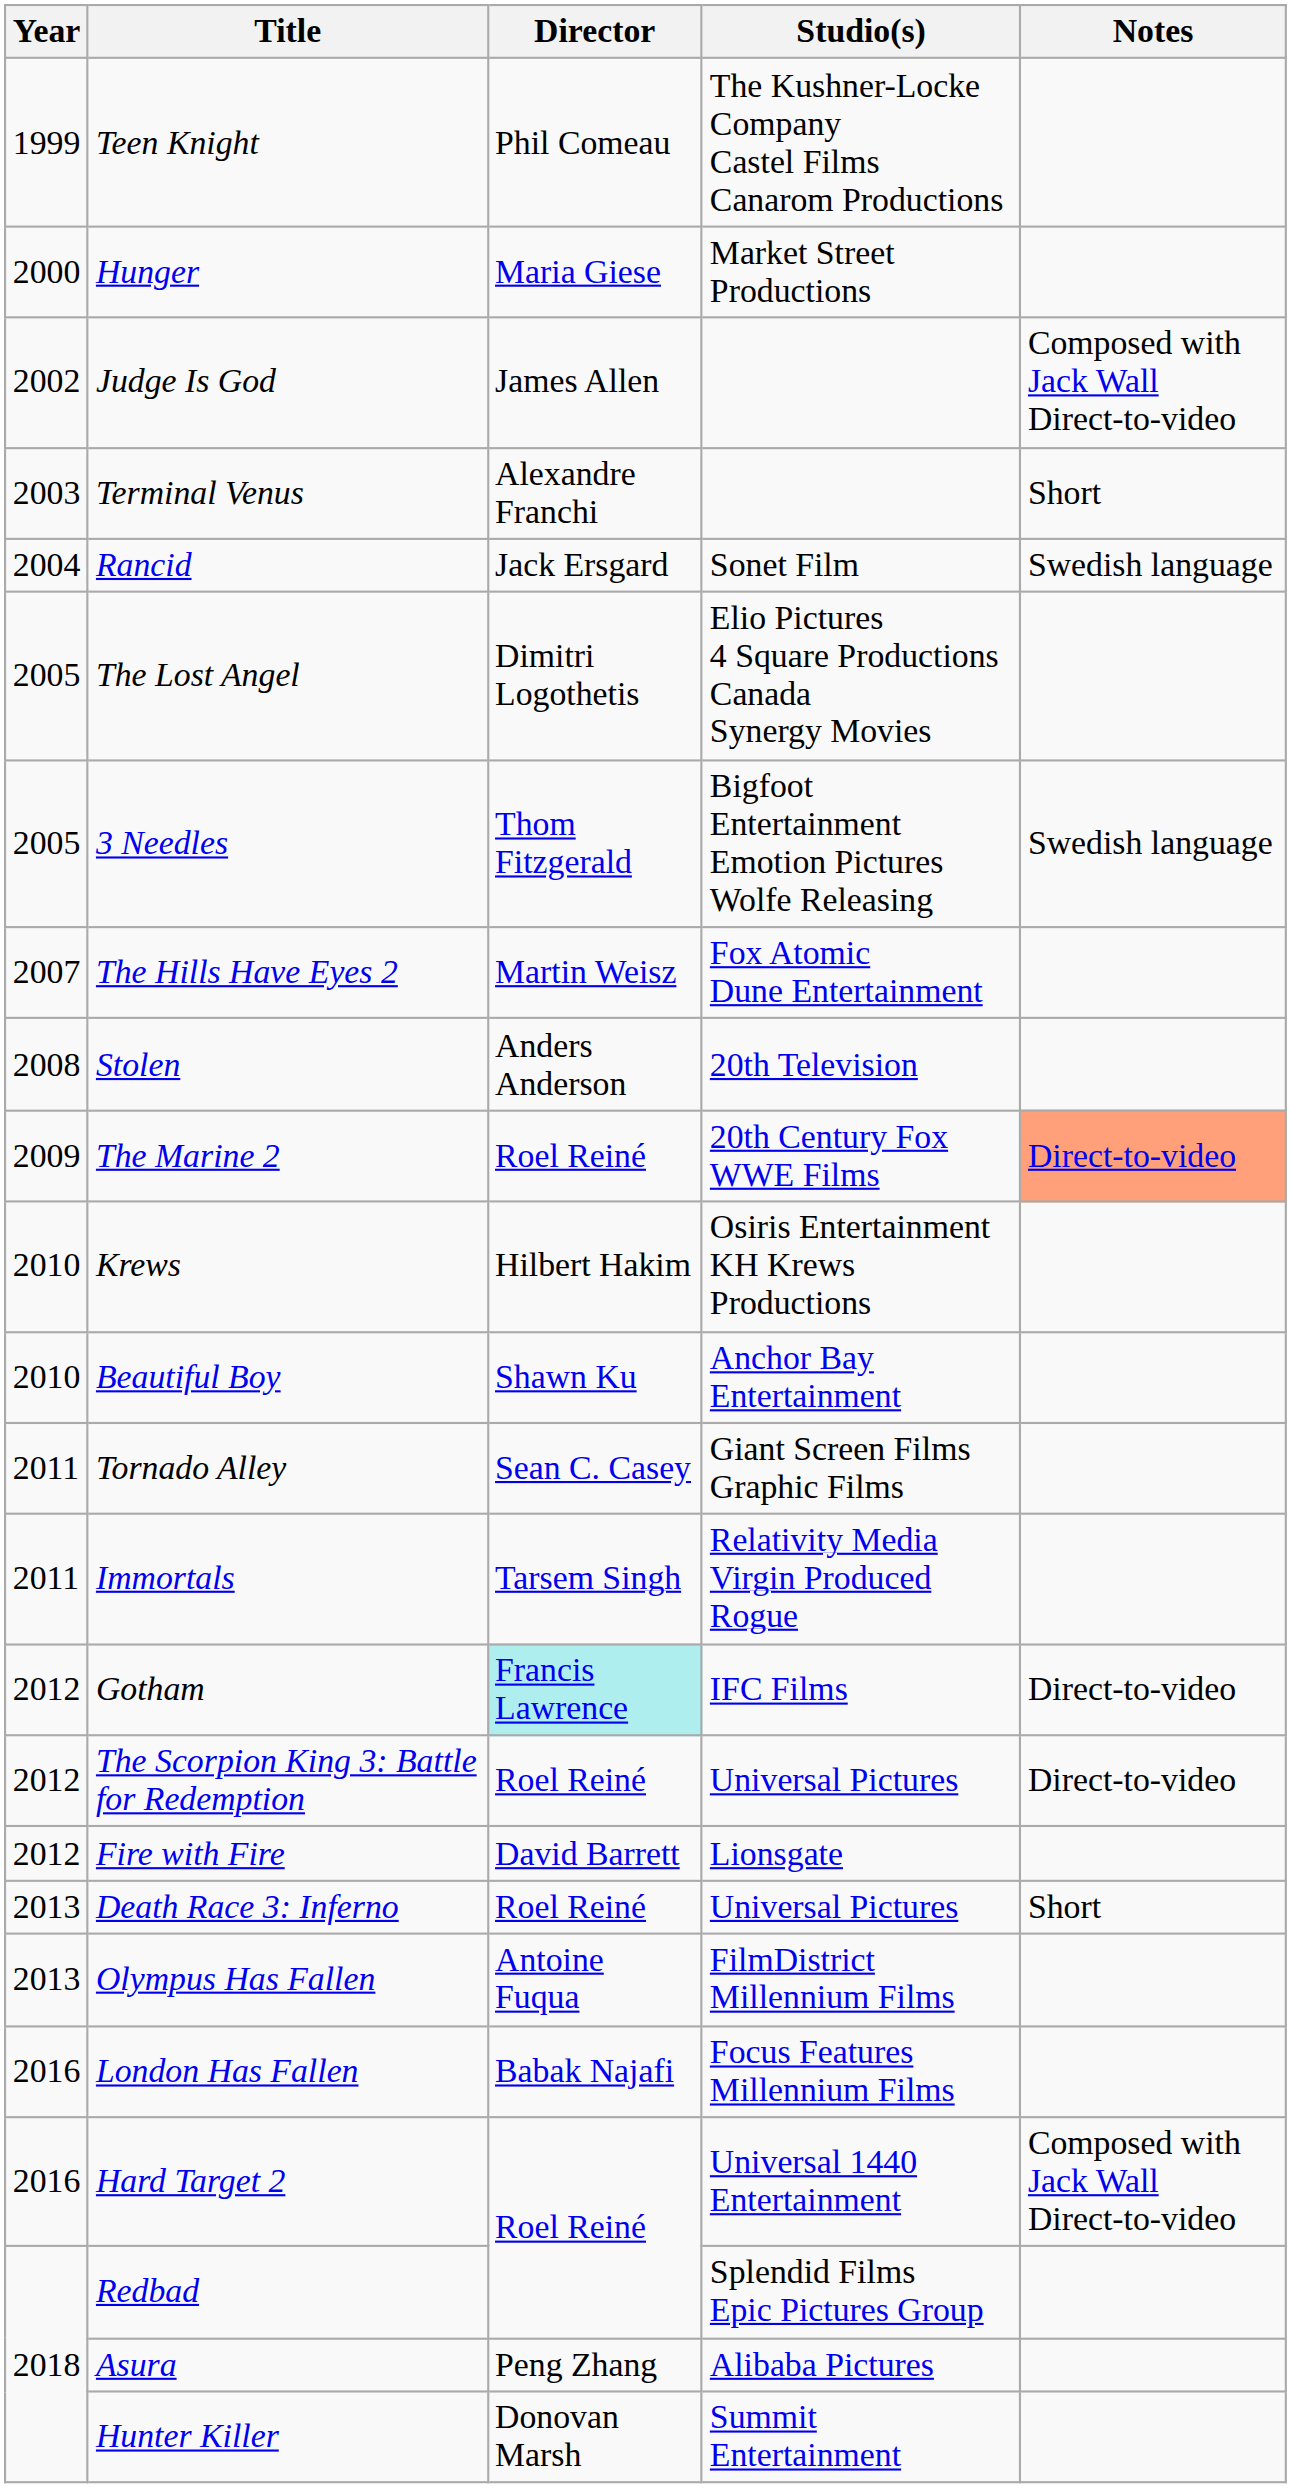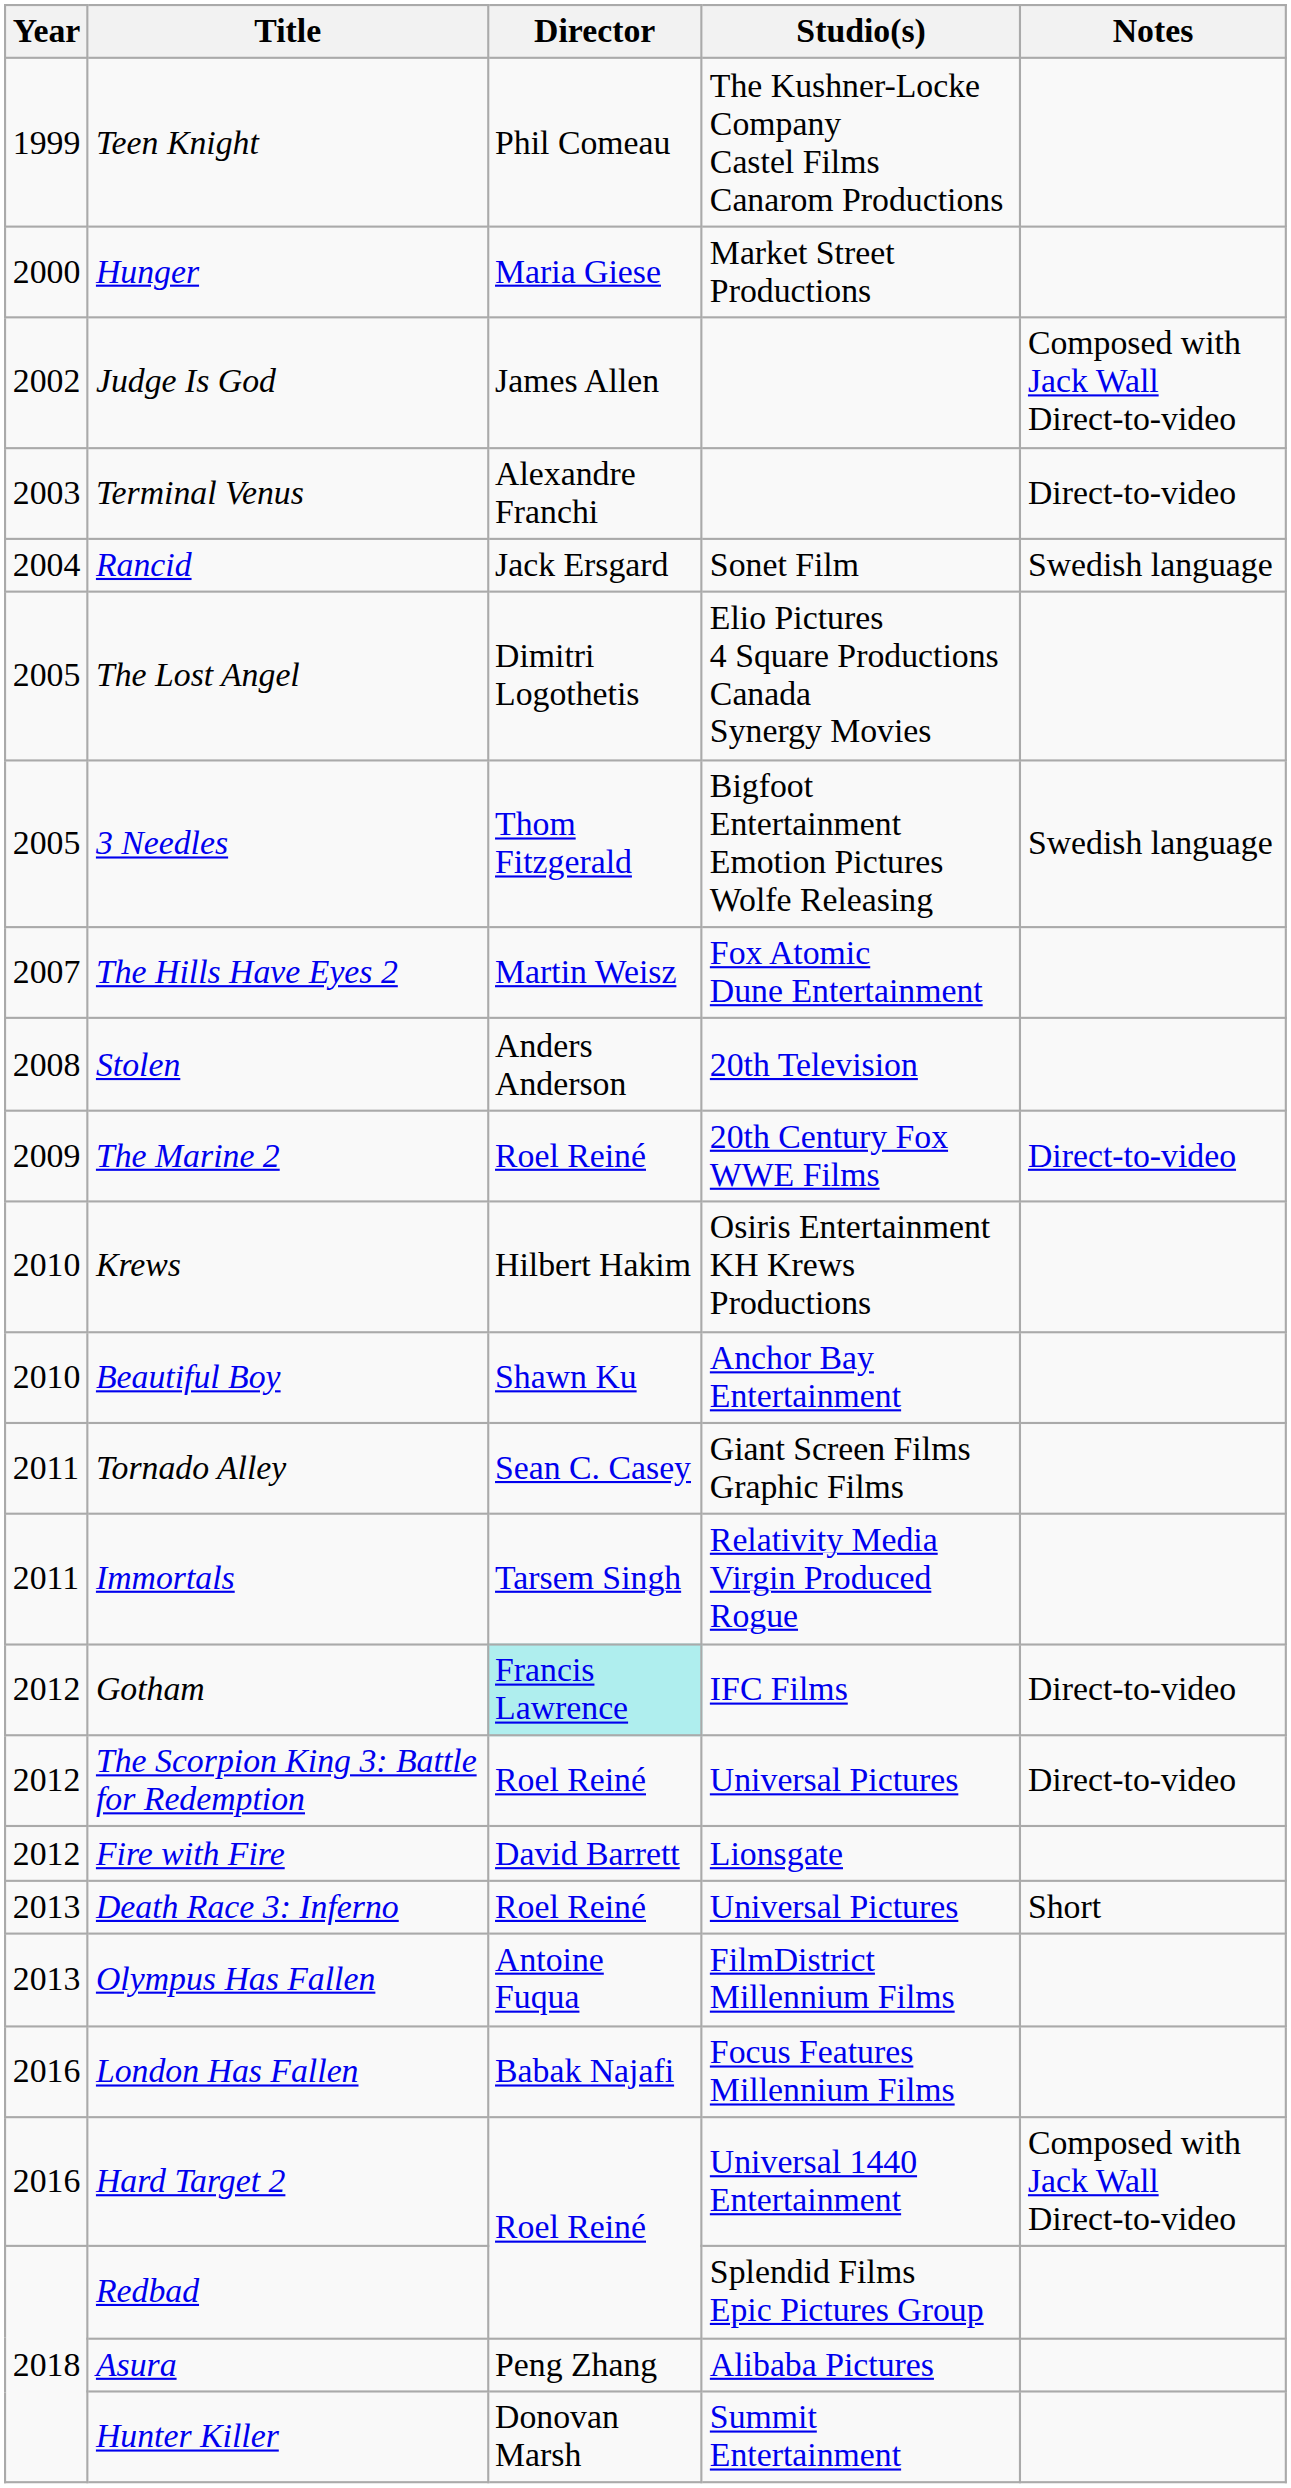(1065, 492) Short -> (1132, 492) Direct-to-video
(1132, 1155) lightsalmon background -> (1132, 1155) no background
